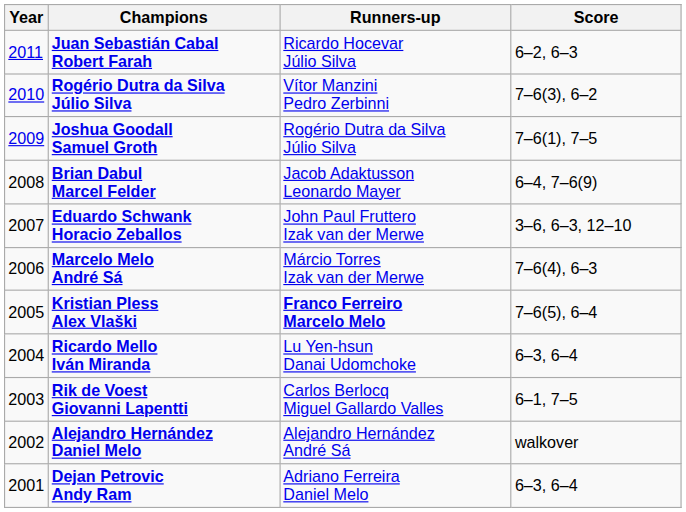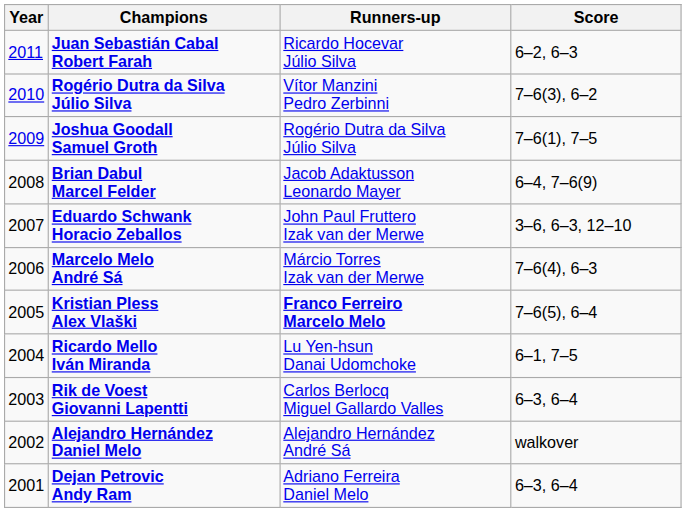(546, 356) 6–3, 6–4 -> (546, 356) 6–1, 7–5
(546, 399) 6–1, 7–5 -> (546, 399) 6–3, 6–4
